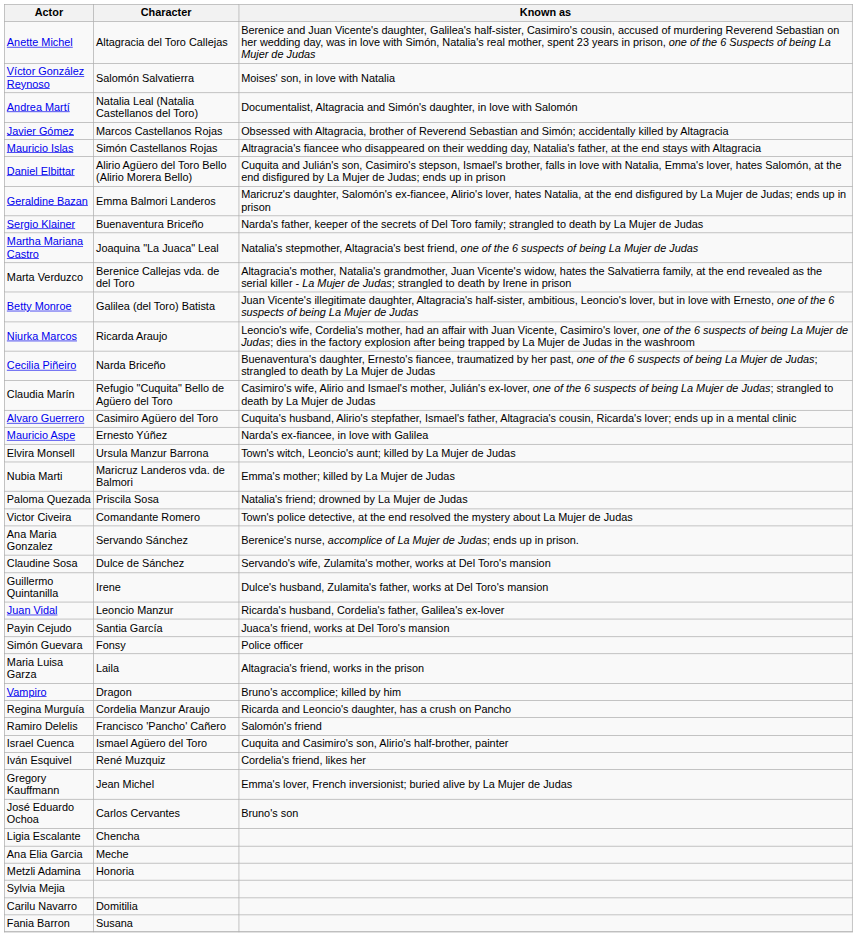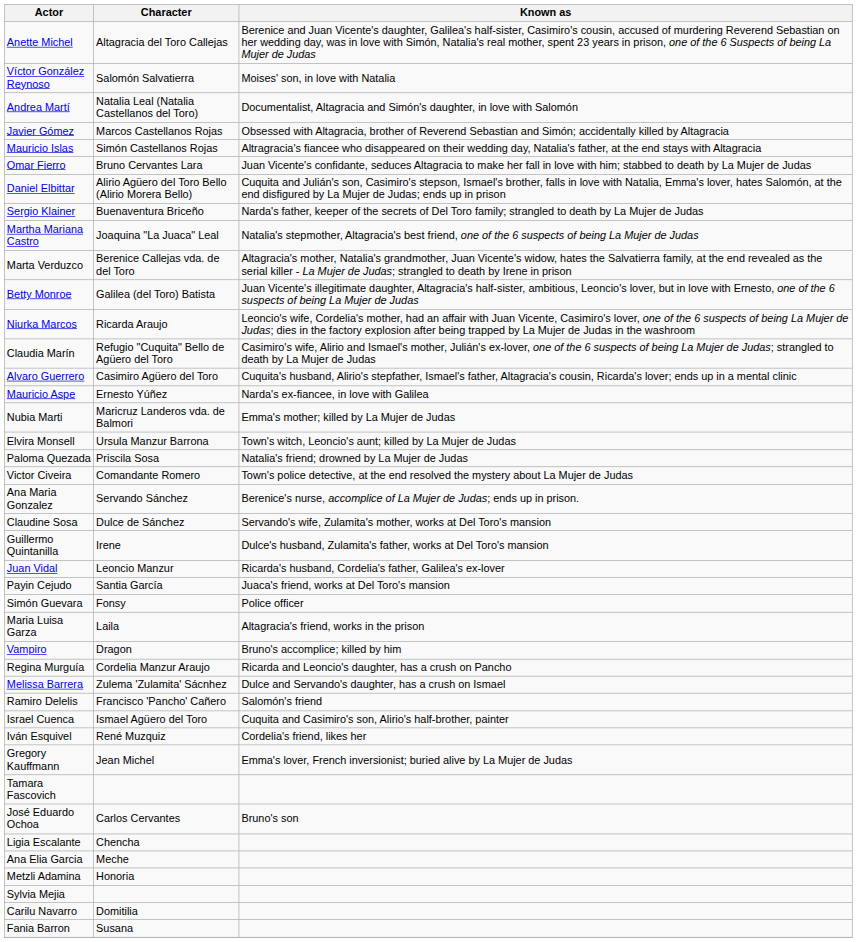+ row: (36, 165)
- row: (47, 201)
- row: (42, 365)
rows swapped: (41, 453) <-> (35, 476)
+ row: (45, 684)
+ row: (31, 789)
